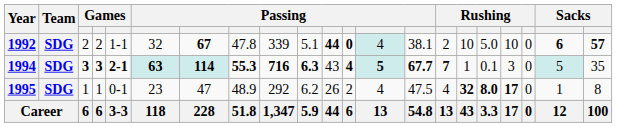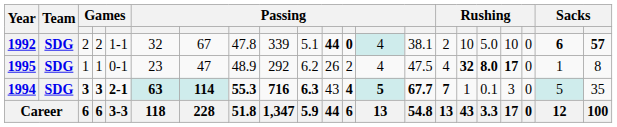(204, 44) bold -> (204, 44) normal
rows swapped: (22, 66) <-> (22, 89)
